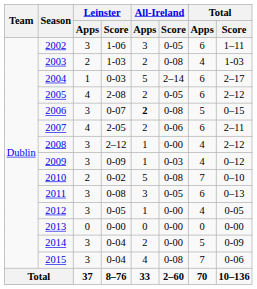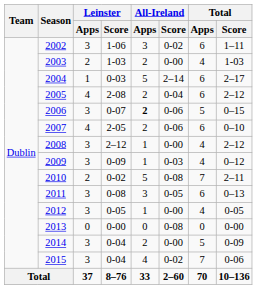(173, 45) 0-05 -> (173, 45) 0-02
(173, 62) 0-08 -> (173, 62) 0-00
(173, 95) 0-05 -> (173, 95) 0-04
(173, 111) 0-08 -> (173, 111) 0-06
(234, 128) 2–11 -> (234, 128) 0–10
(234, 177) 0–10 -> (234, 177) 2–11
(173, 227) 0-00 -> (173, 227) 0-08
(173, 260) 0-08 -> (173, 260) 0-02
